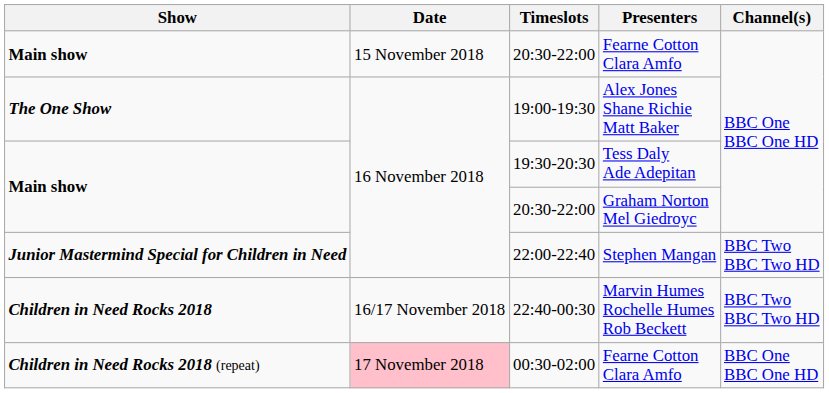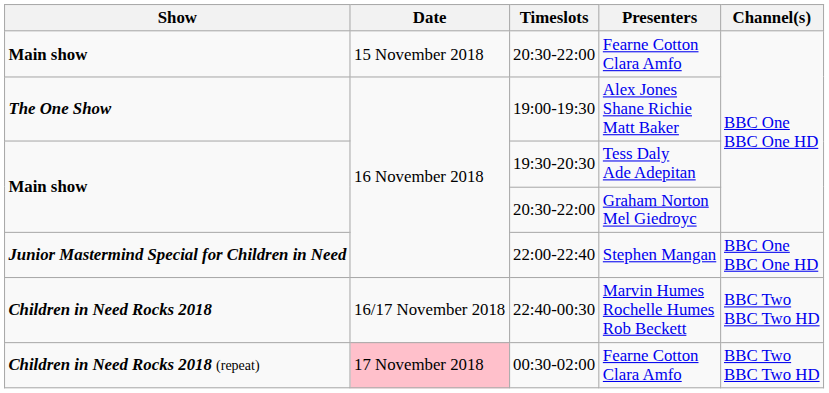(772, 254) BBC Two BBC Two HD -> (771, 254) BBC One BBC One HD
(771, 364) BBC One BBC One HD -> (772, 364) BBC Two BBC Two HD
